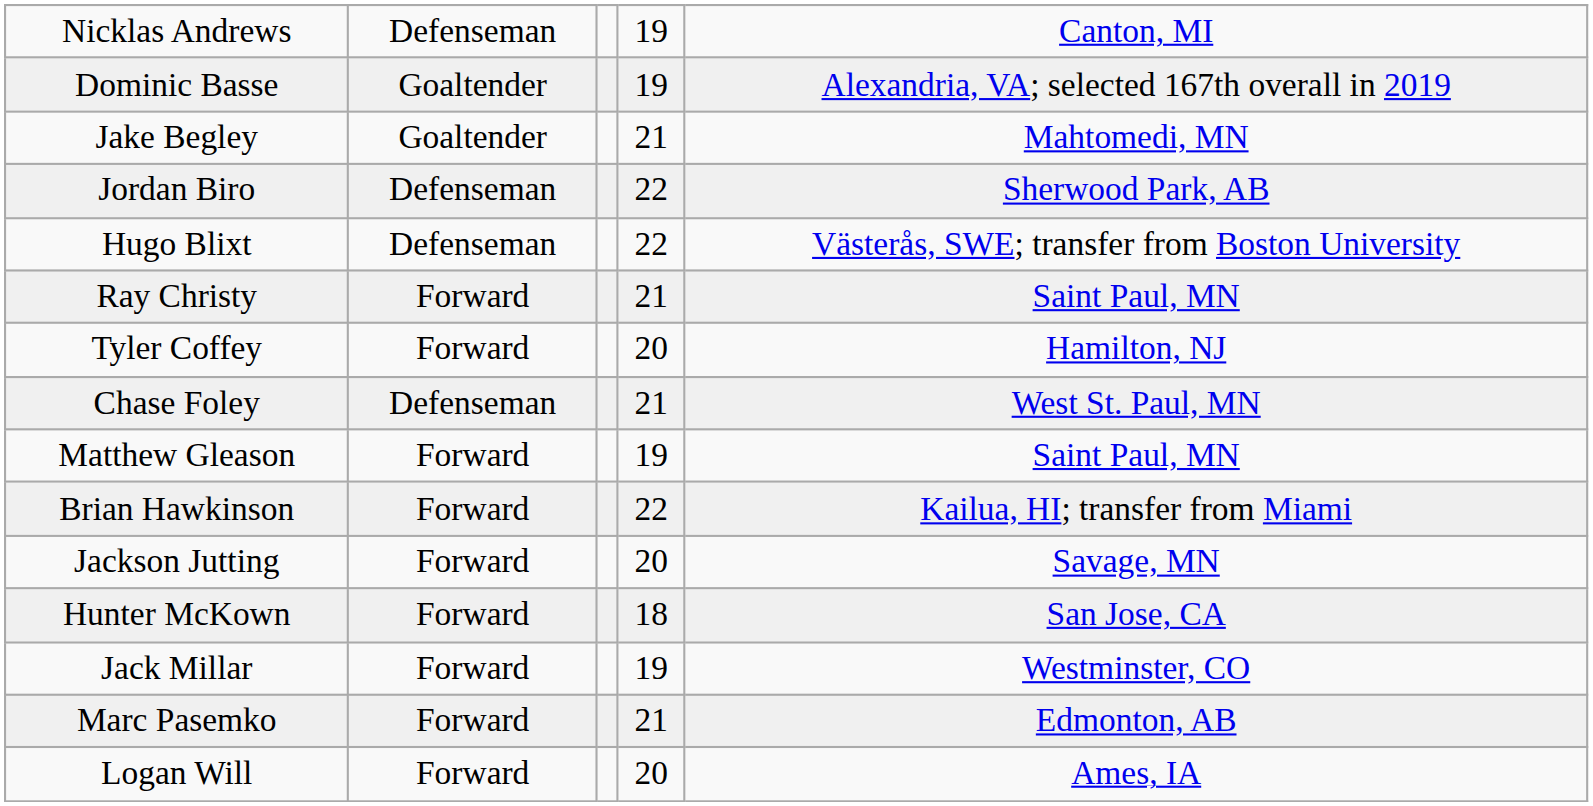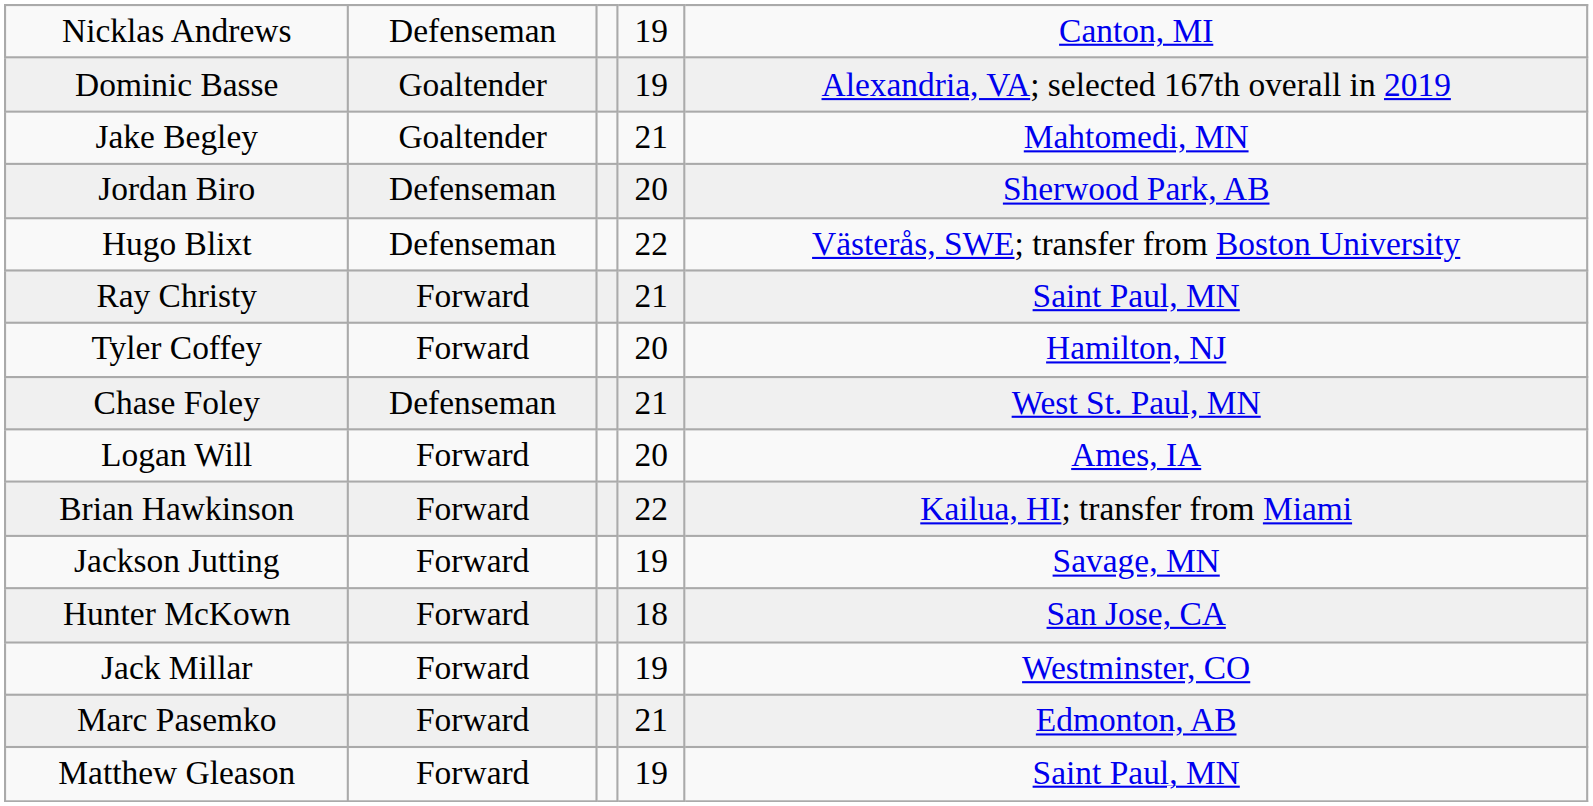(651, 190) 22 -> (651, 190) 20
rows swapped: (177, 455) <-> (177, 773)
(651, 561) 20 -> (651, 561) 19
